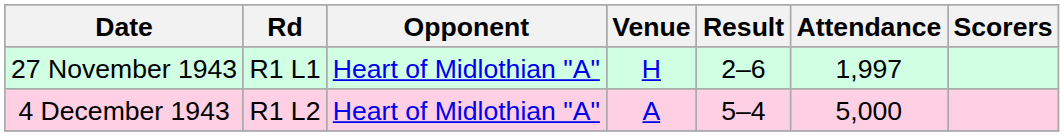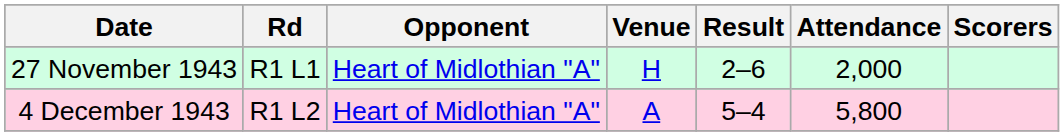(869, 68) 1,997 -> (869, 68) 2,000
(869, 110) 5,000 -> (869, 110) 5,800
